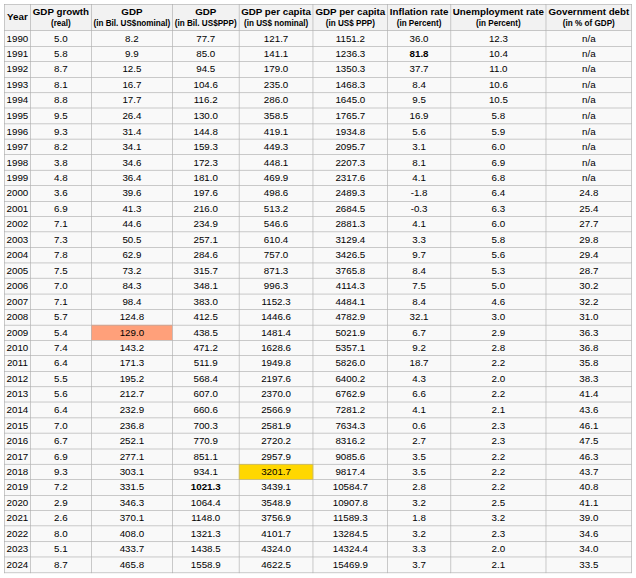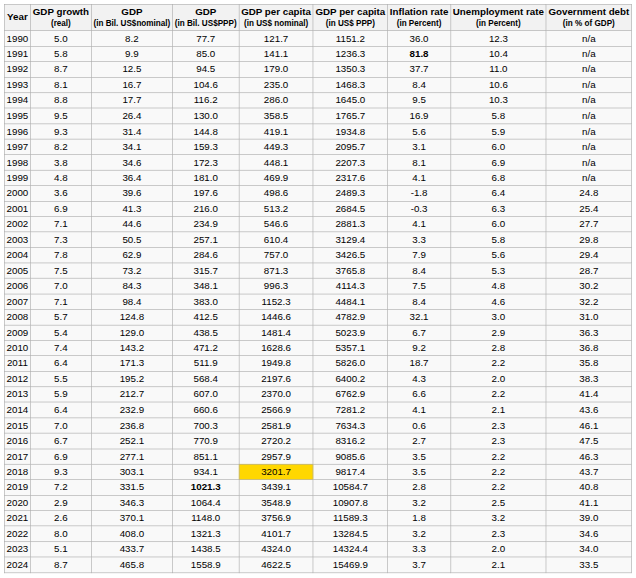(498, 100) 10.5 -> (498, 100) 10.3
(419, 255) 9.7 -> (419, 255) 7.9
(498, 286) 5.0 -> (498, 286) 4.8
(132, 332) lightsalmon background -> (132, 332) no background
(350, 332) 5021.9 -> (350, 332) 5023.9
(61, 394) 5.6 -> (61, 394) 5.9
